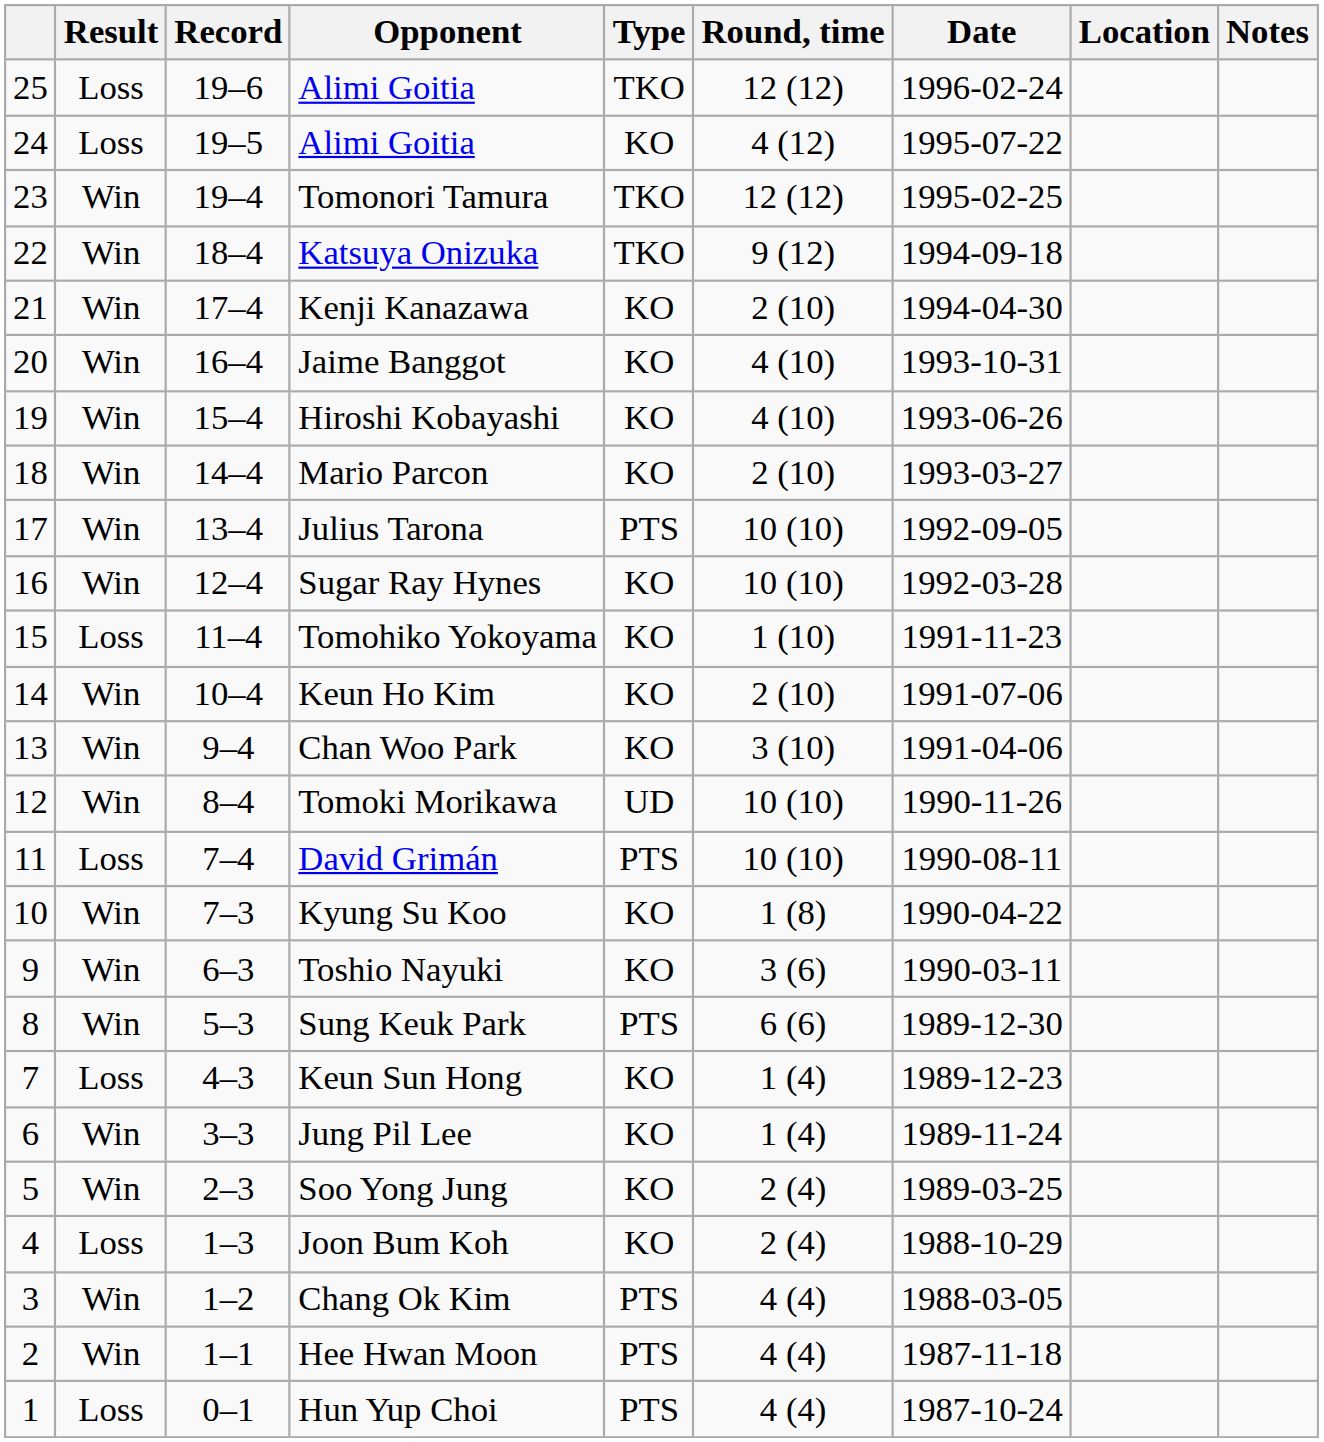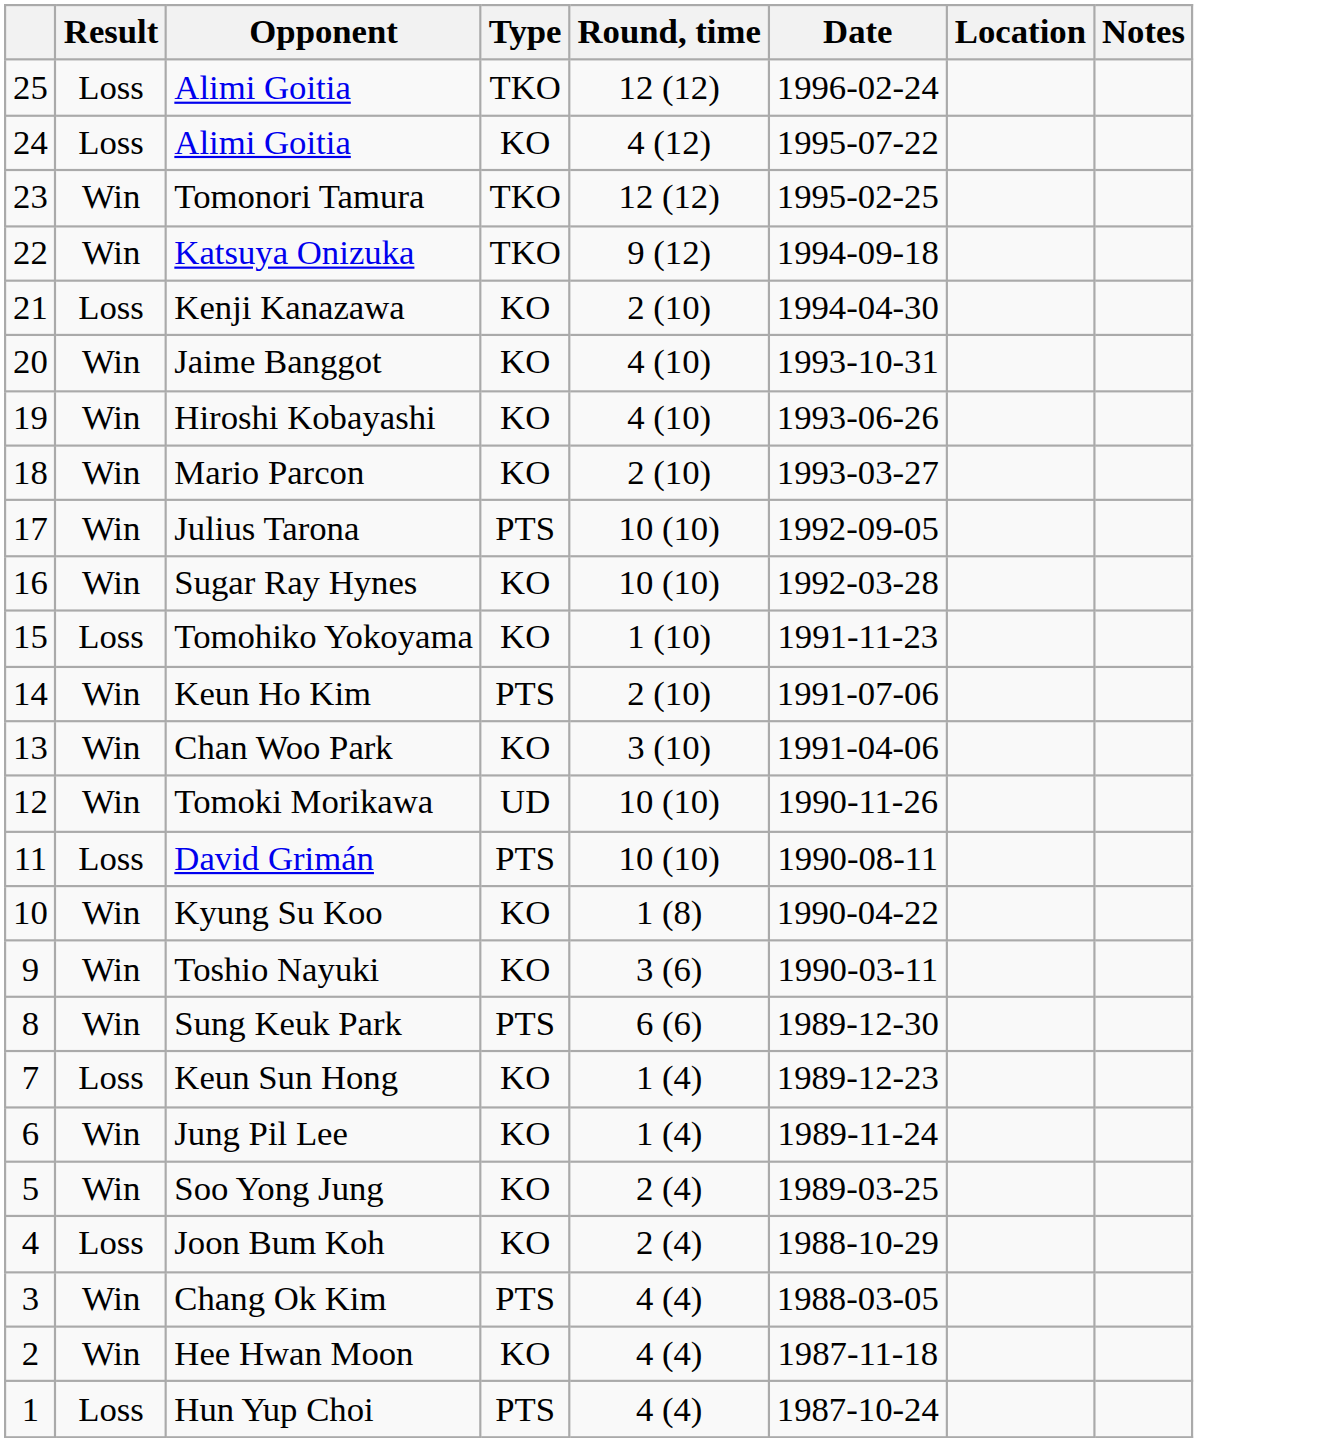- column: (228, 32)
(111, 307) Win -> (111, 307) Loss
(649, 692) KO -> (525, 692) PTS
(649, 1353) PTS -> (525, 1353) KO
